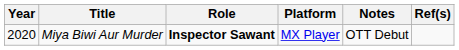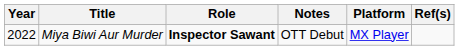columns swapped: (310, 14) <-> (377, 14)
(22, 34) 2020 -> (22, 34) 2022
